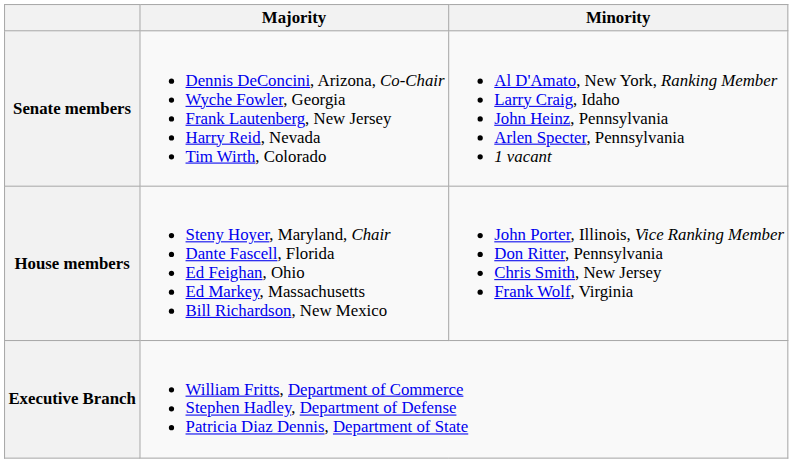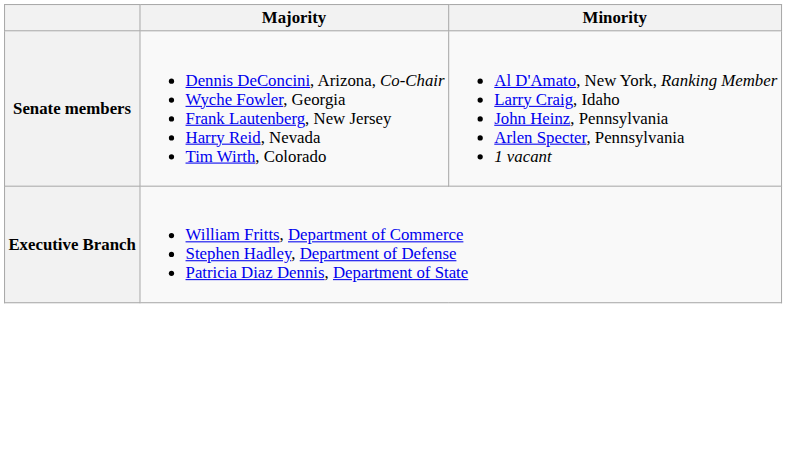- row: (72, 263)
